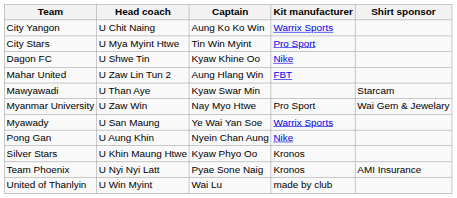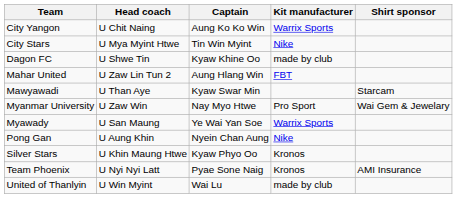(294, 43) Pro Sport -> (283, 43) Nike
(283, 59) Nike -> (303, 59) made by club
